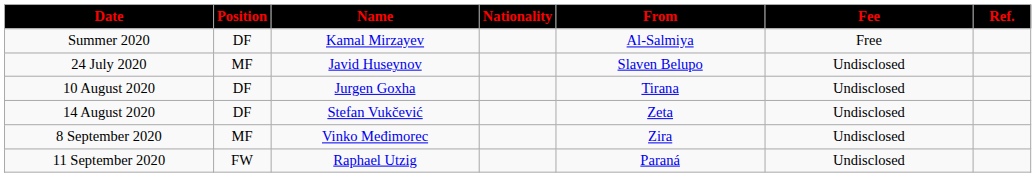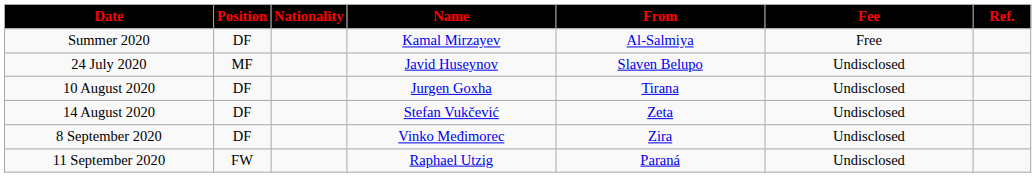columns swapped: (518, 16) <-> (375, 16)
(242, 136) MF -> (242, 136) DF
